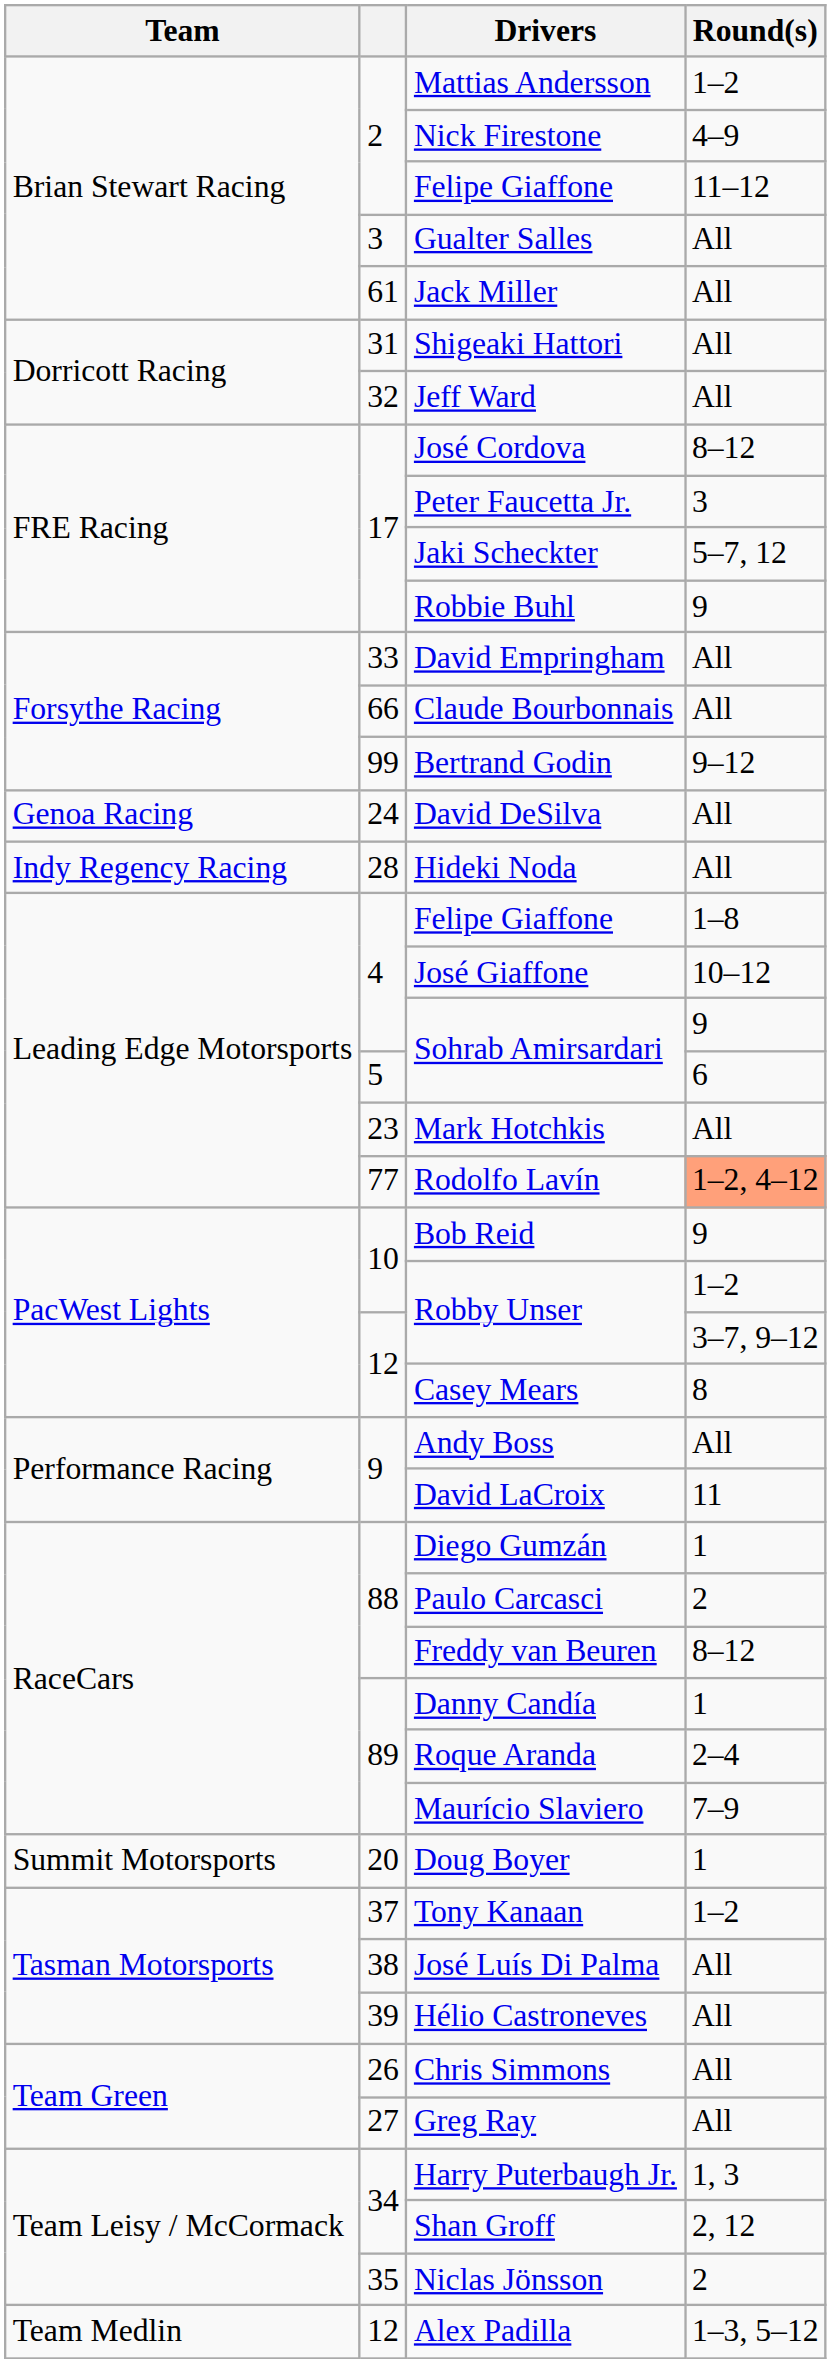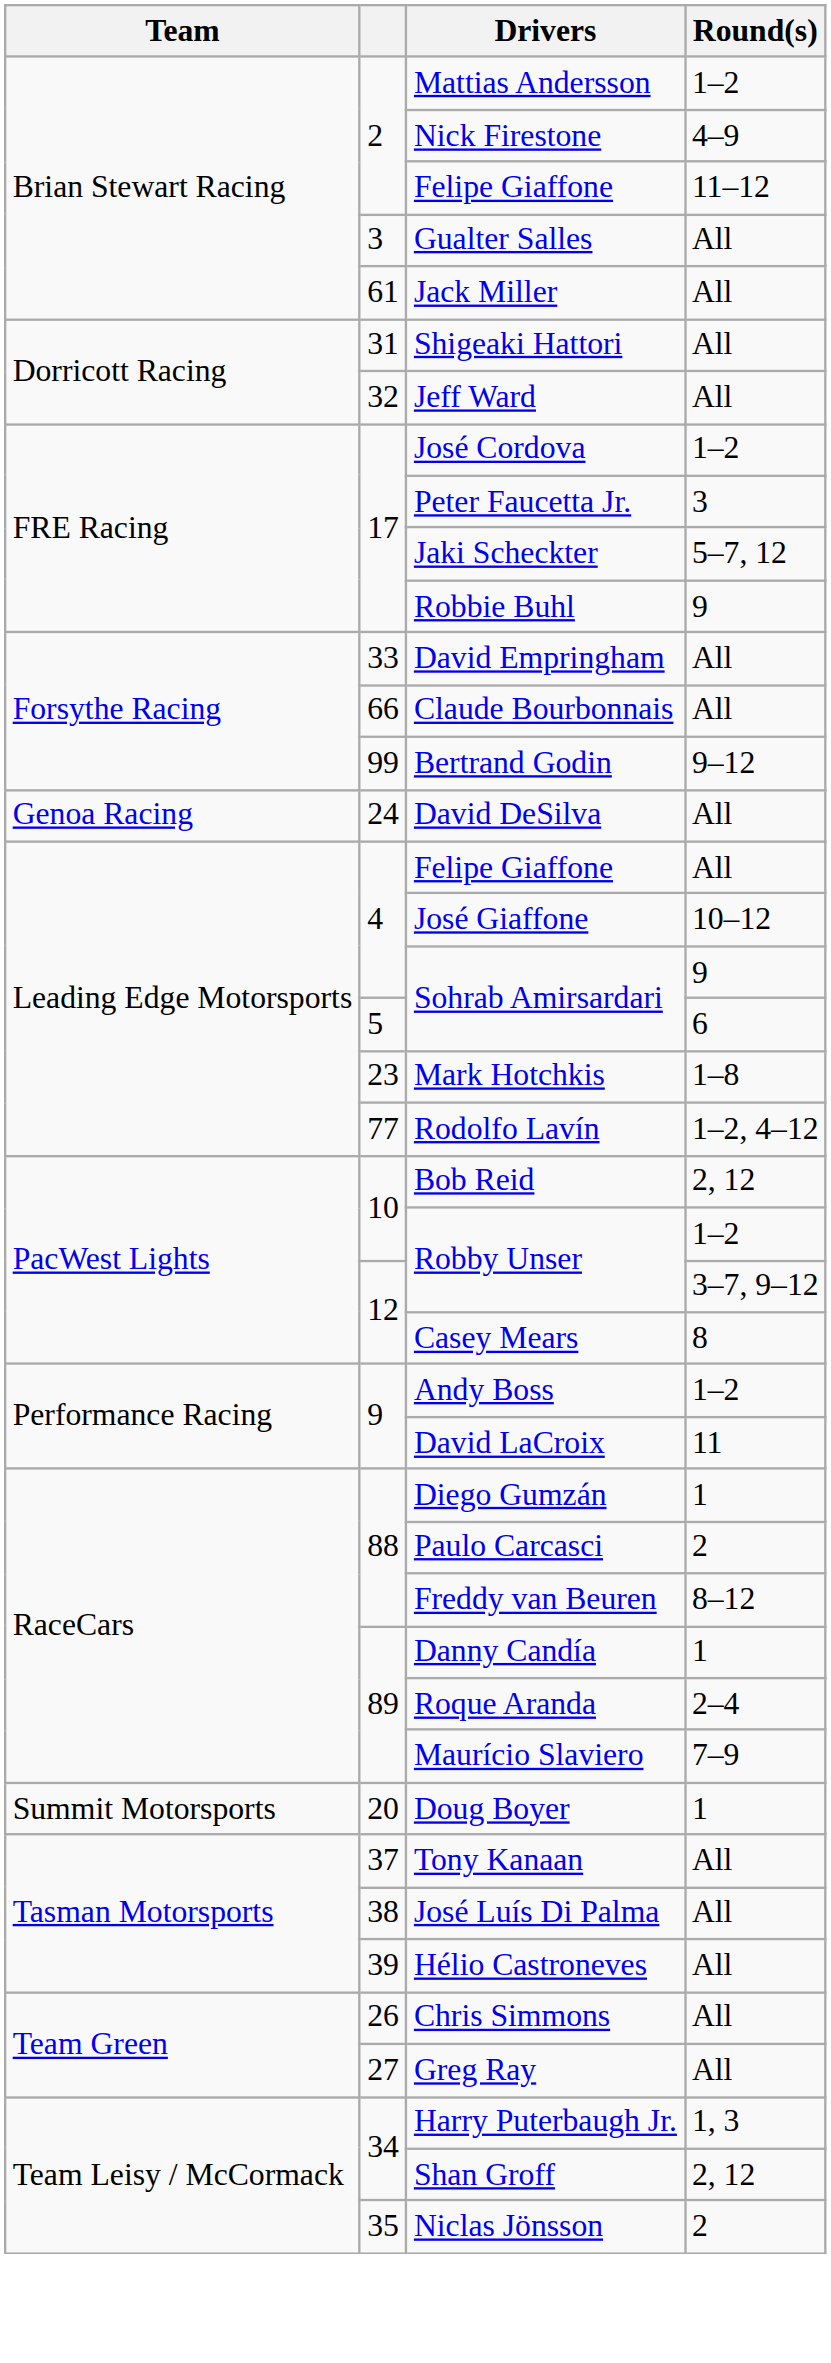(724, 448) 8–12 -> (716, 448) 1–2
- row: (383, 866)
(716, 918) 1–8 -> (712, 866) All
(712, 1128) All -> (716, 1075) 1–8
(755, 1180) lightsalmon background -> (755, 1128) no background
(700, 1232) 9 -> (724, 1180) 2, 12
(712, 1441) All -> (716, 1389) 1–2
(716, 1912) 1–2 -> (712, 1860) All
- row: (383, 2330)
